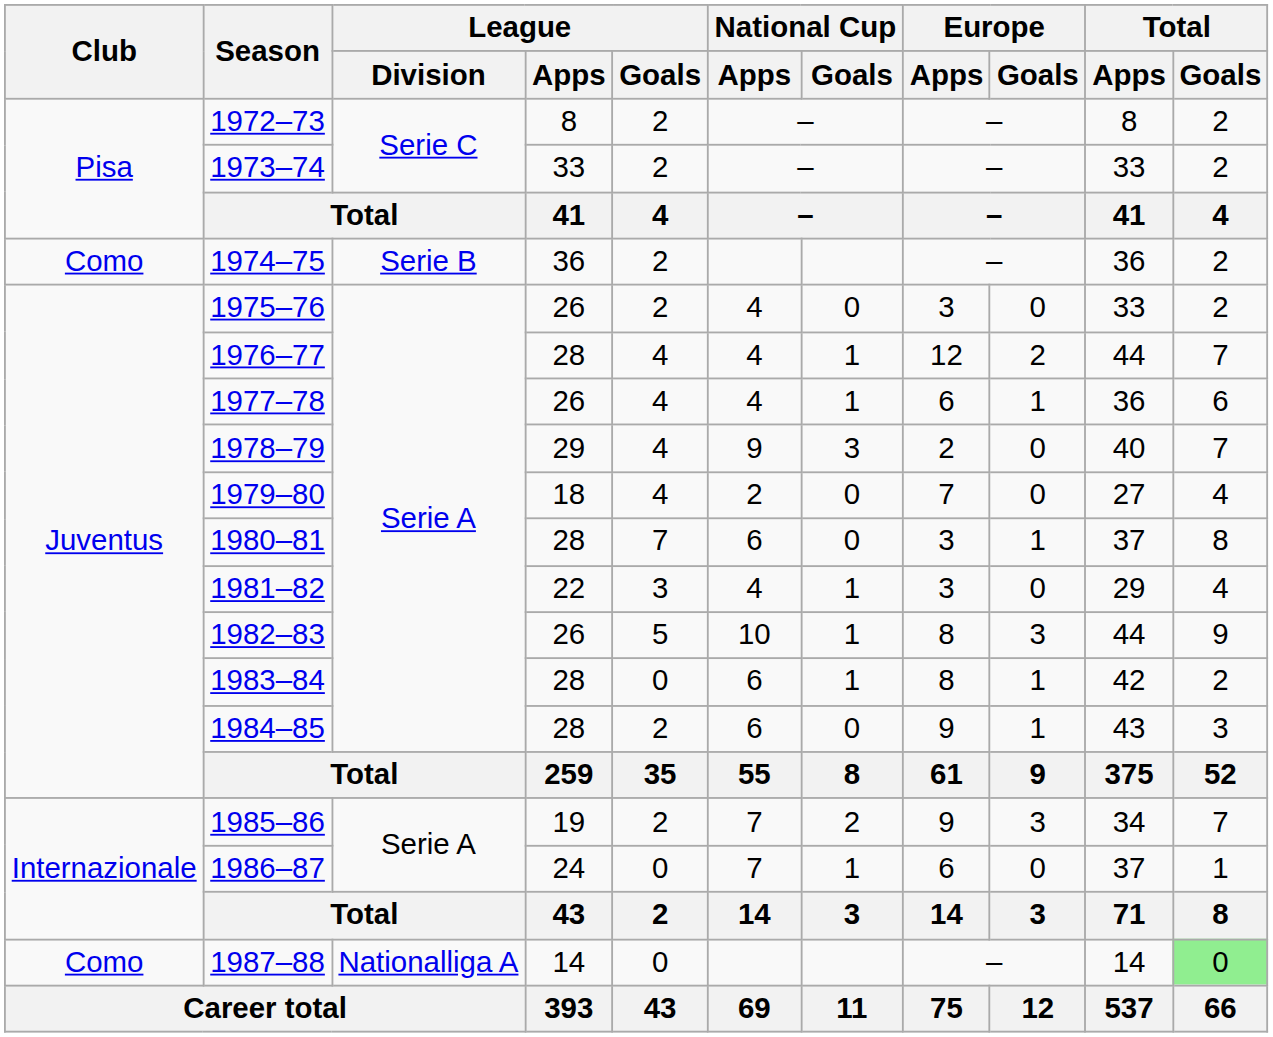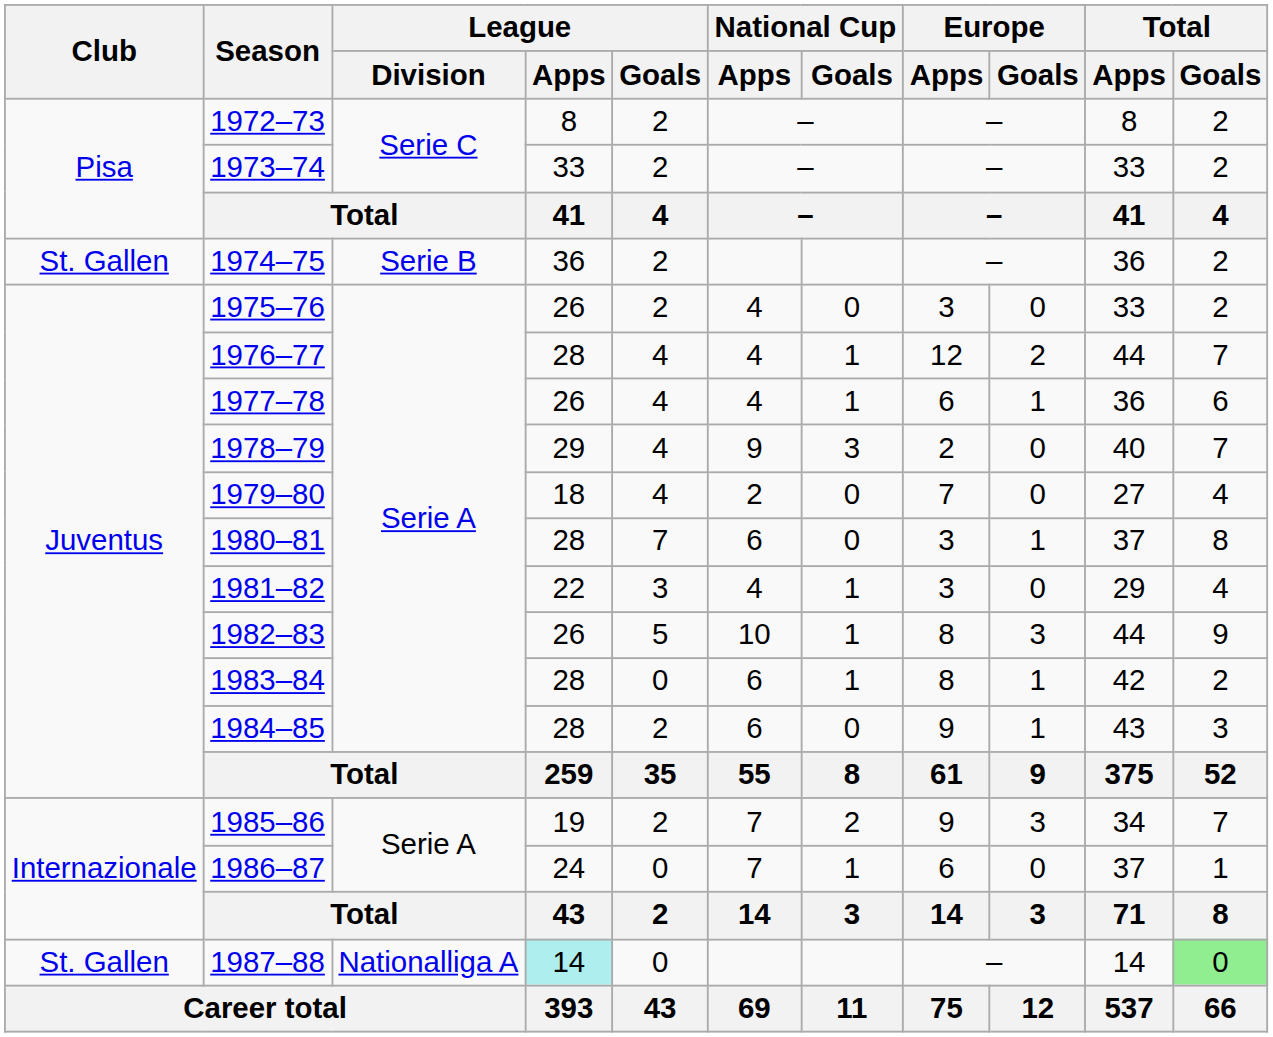(104, 261) Como -> (104, 261) St. Gallen
(104, 961) Como -> (104, 961) St. Gallen
(569, 961) no background -> (569, 961) paleturquoise background
